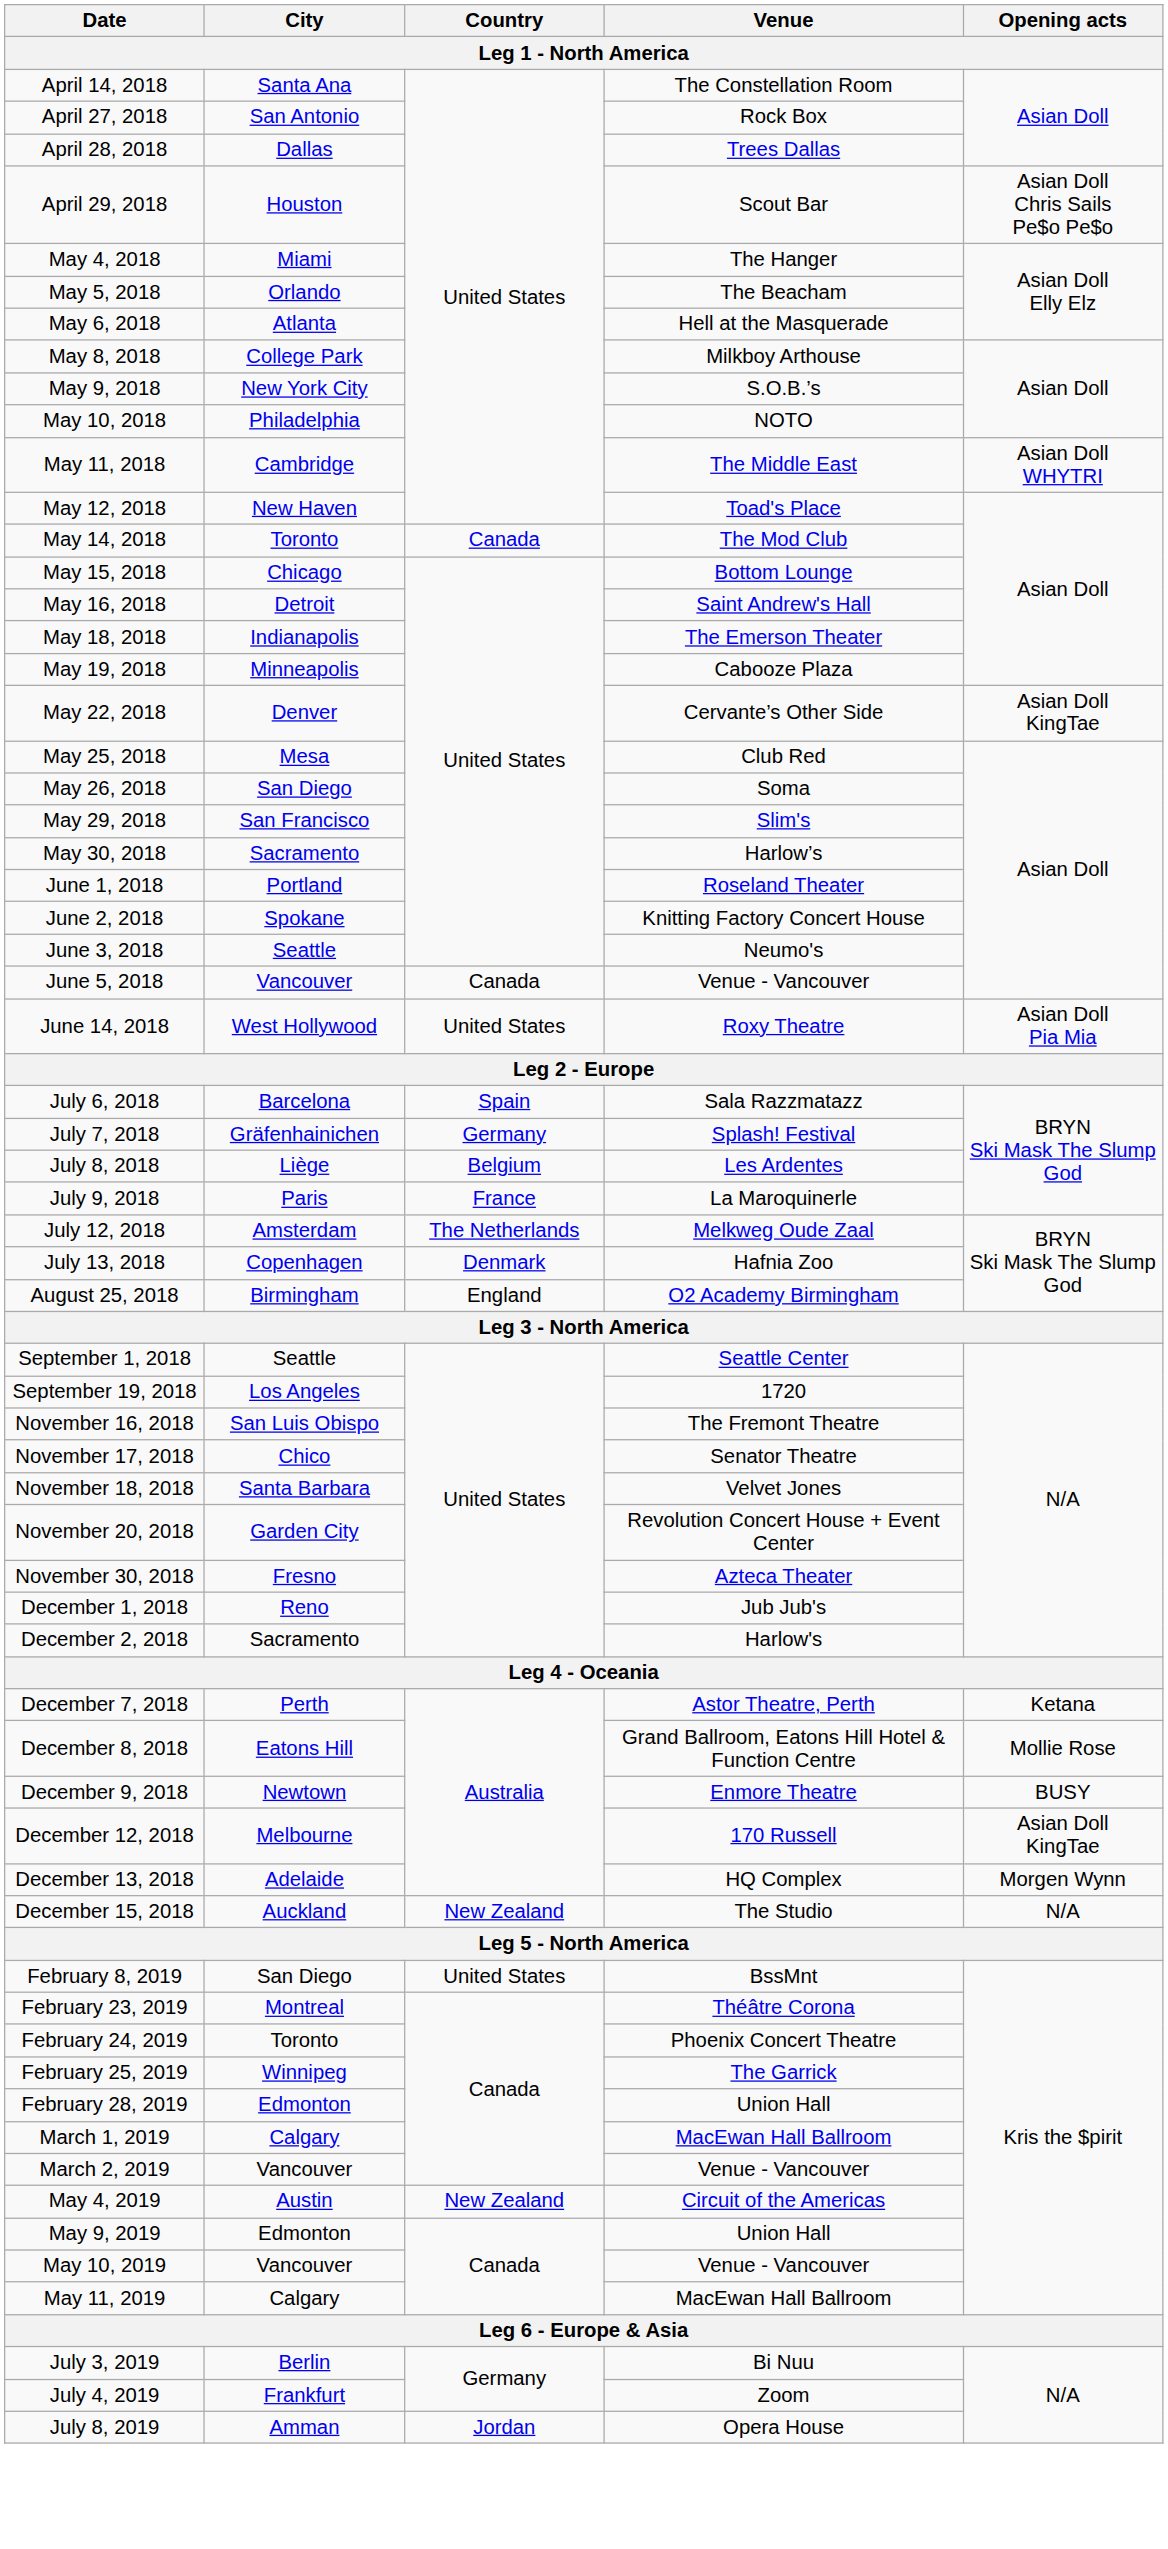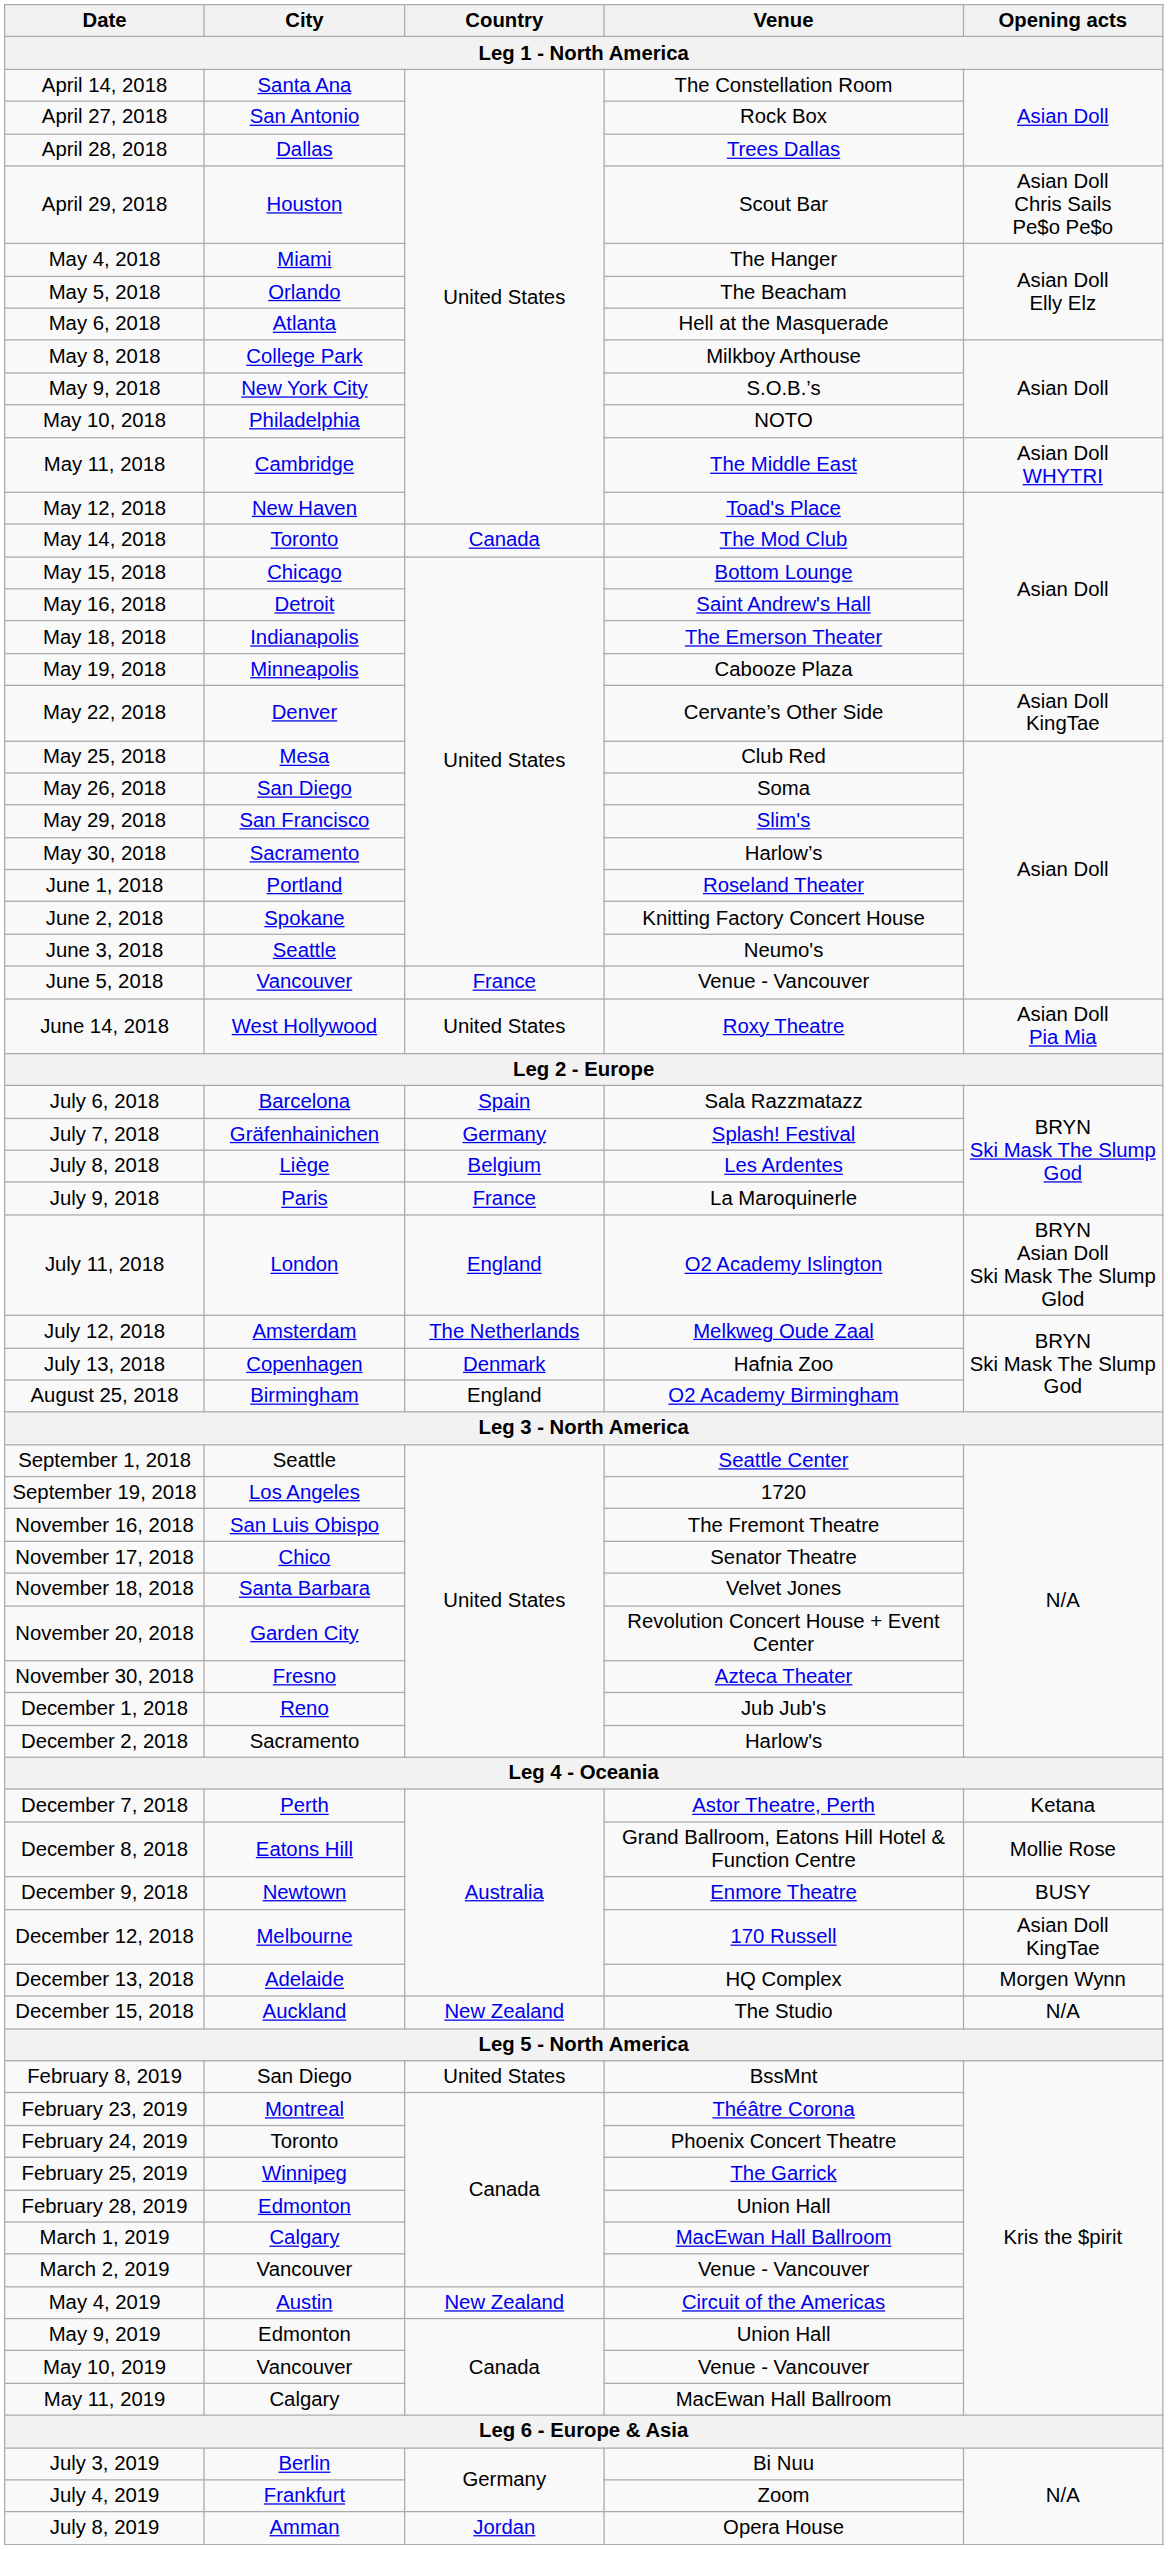(504, 982) Canada -> (504, 982) France
+ row: (105, 1264)
